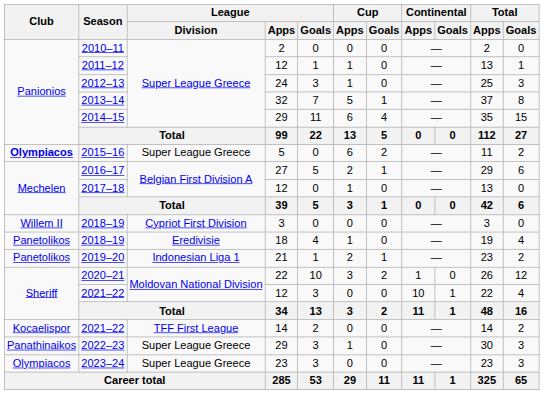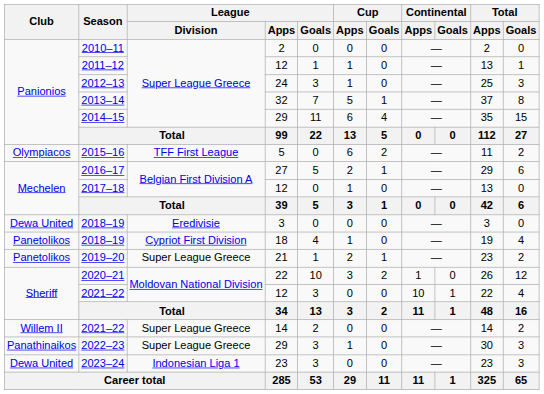(42, 153) bold -> (42, 153) normal
(196, 153) Super League Greece -> (196, 153) TFF First League
(42, 223) Willem II -> (42, 223) Dewa United
(196, 223) Cypriot First Division -> (196, 223) Eredivisie
(196, 240) Eredivisie -> (196, 240) Cypriot First Division
(196, 258) Indonesian Liga 1 -> (196, 258) Super League Greece
(42, 328) Kocaelispor -> (42, 328) Willem II
(196, 328) TFF First League -> (196, 328) Super League Greece
(42, 363) Olympiacos -> (42, 363) Dewa United
(196, 363) Super League Greece -> (196, 363) Indonesian Liga 1
